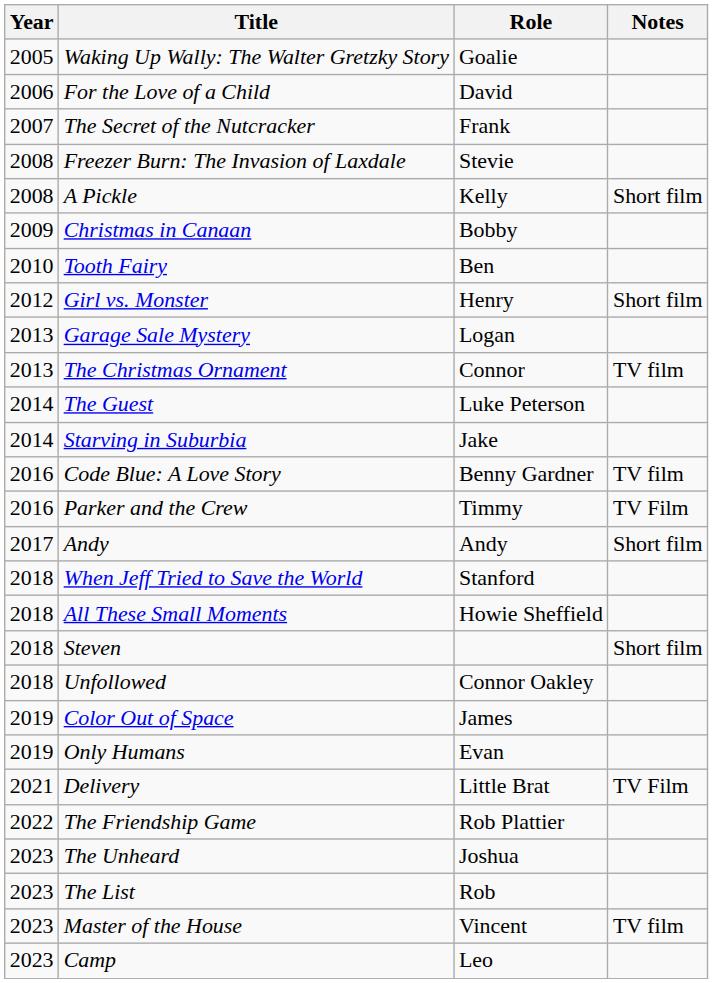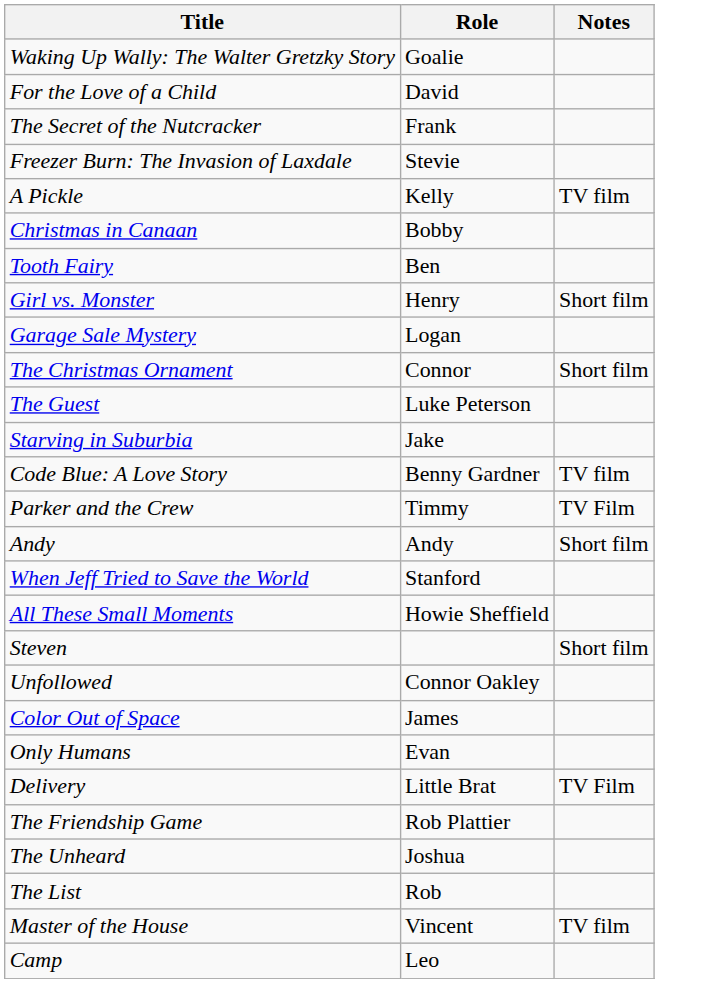- column: (32, 21)
(658, 195) Short film -> (594, 195) TV film
(648, 369) TV film -> (604, 369) Short film
